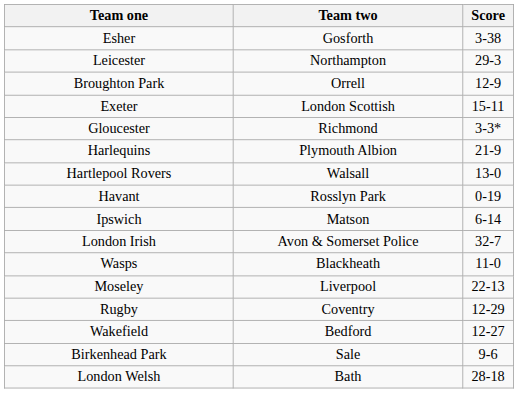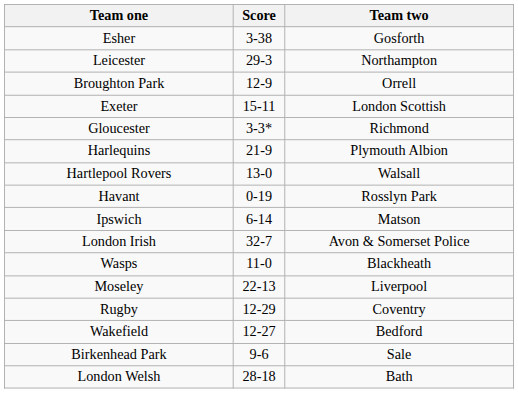columns swapped: (348, 15) <-> (488, 15)
